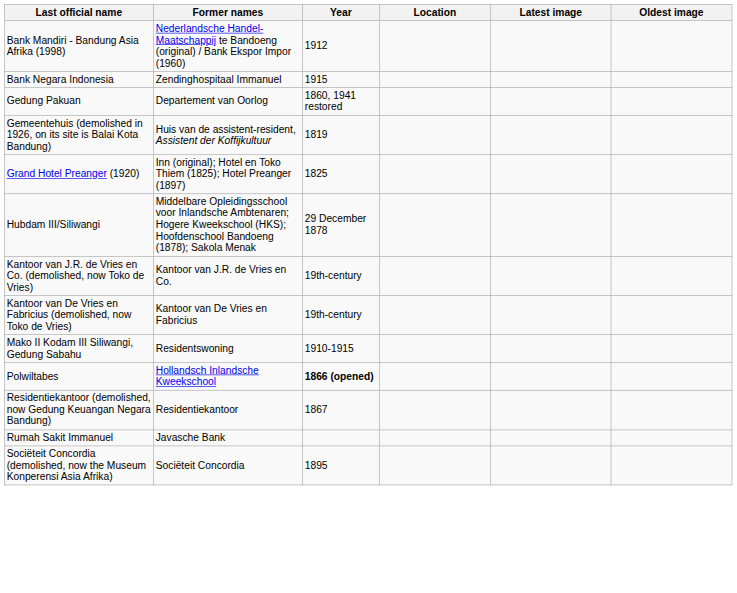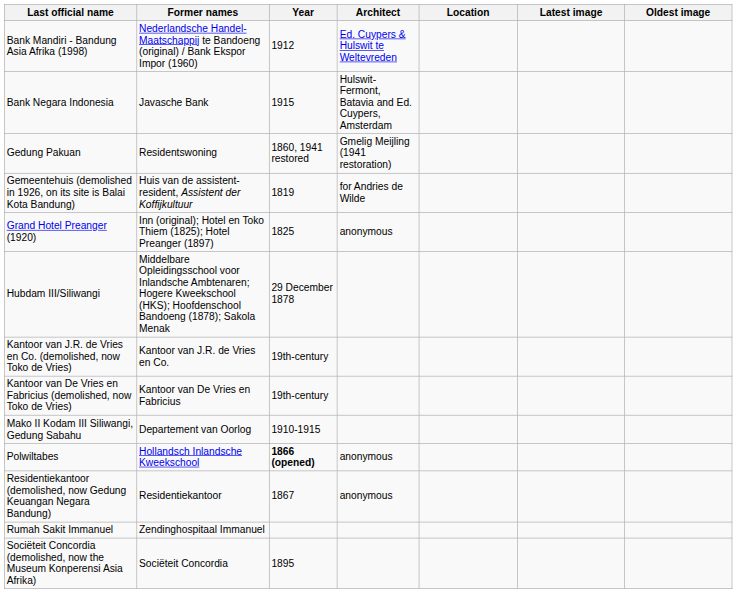+ column: (378, 12)
(219, 79) Zendinghospitaal Immanuel -> (174, 102) Javasche Bank
(212, 101) Departement van Oorlog -> (178, 153) Residentswoning
(195, 348) Residentswoning -> (195, 429) Departement van Oorlog
(190, 437) Javasche Bank -> (202, 530) Zendinghospitaal Immanuel
